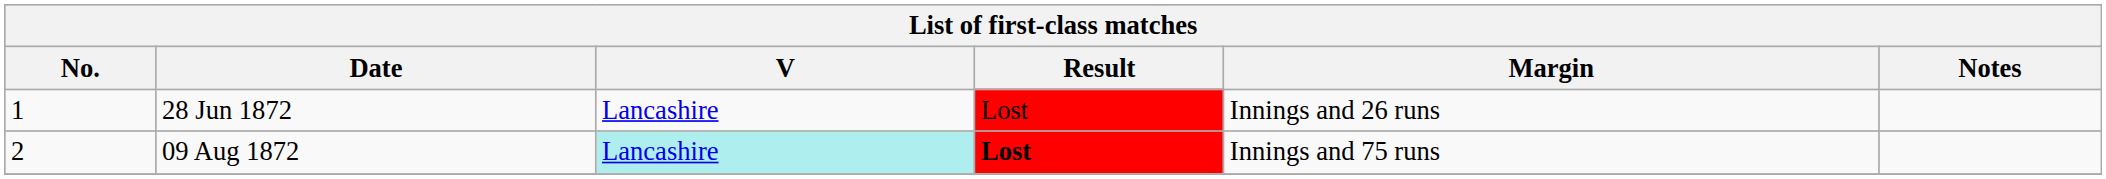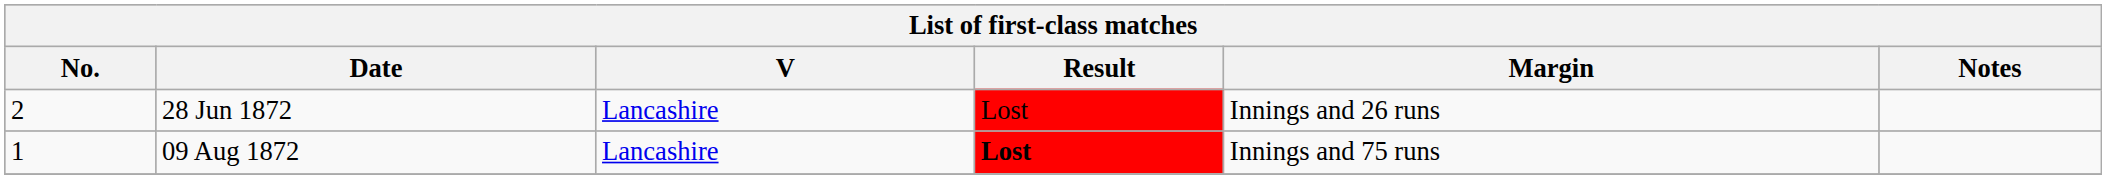(18, 109) 1 -> (18, 109) 2
(18, 151) 2 -> (18, 151) 1
(660, 151) paleturquoise background -> (660, 151) no background
